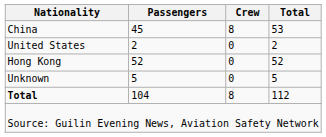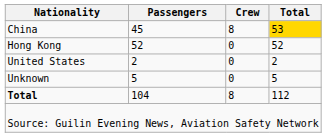(277, 29) no background -> (277, 29) gold background
rows swapped: (34, 62) <-> (46, 46)
